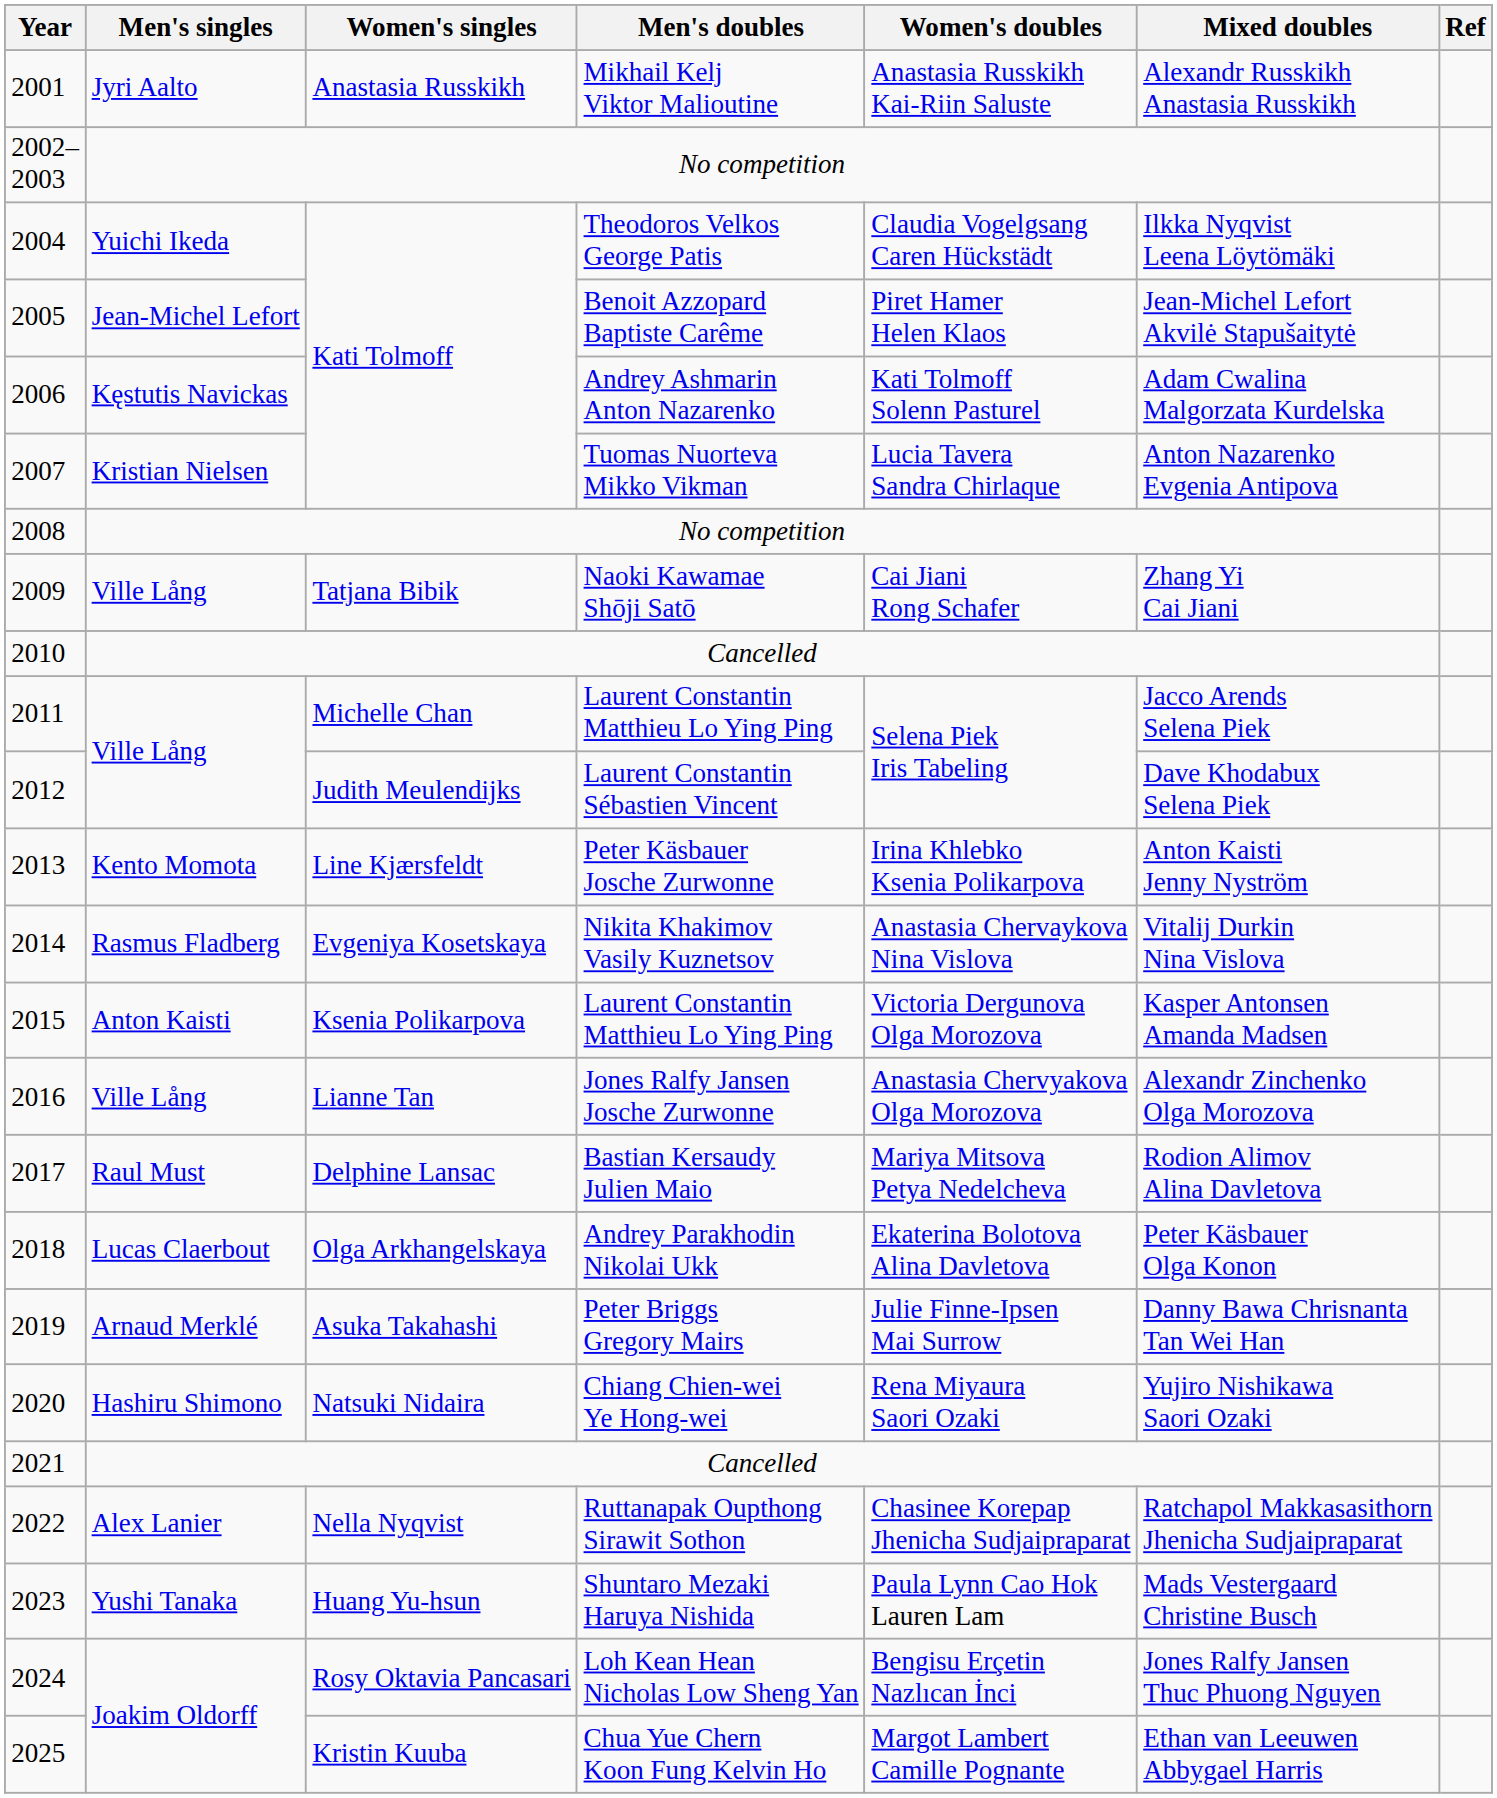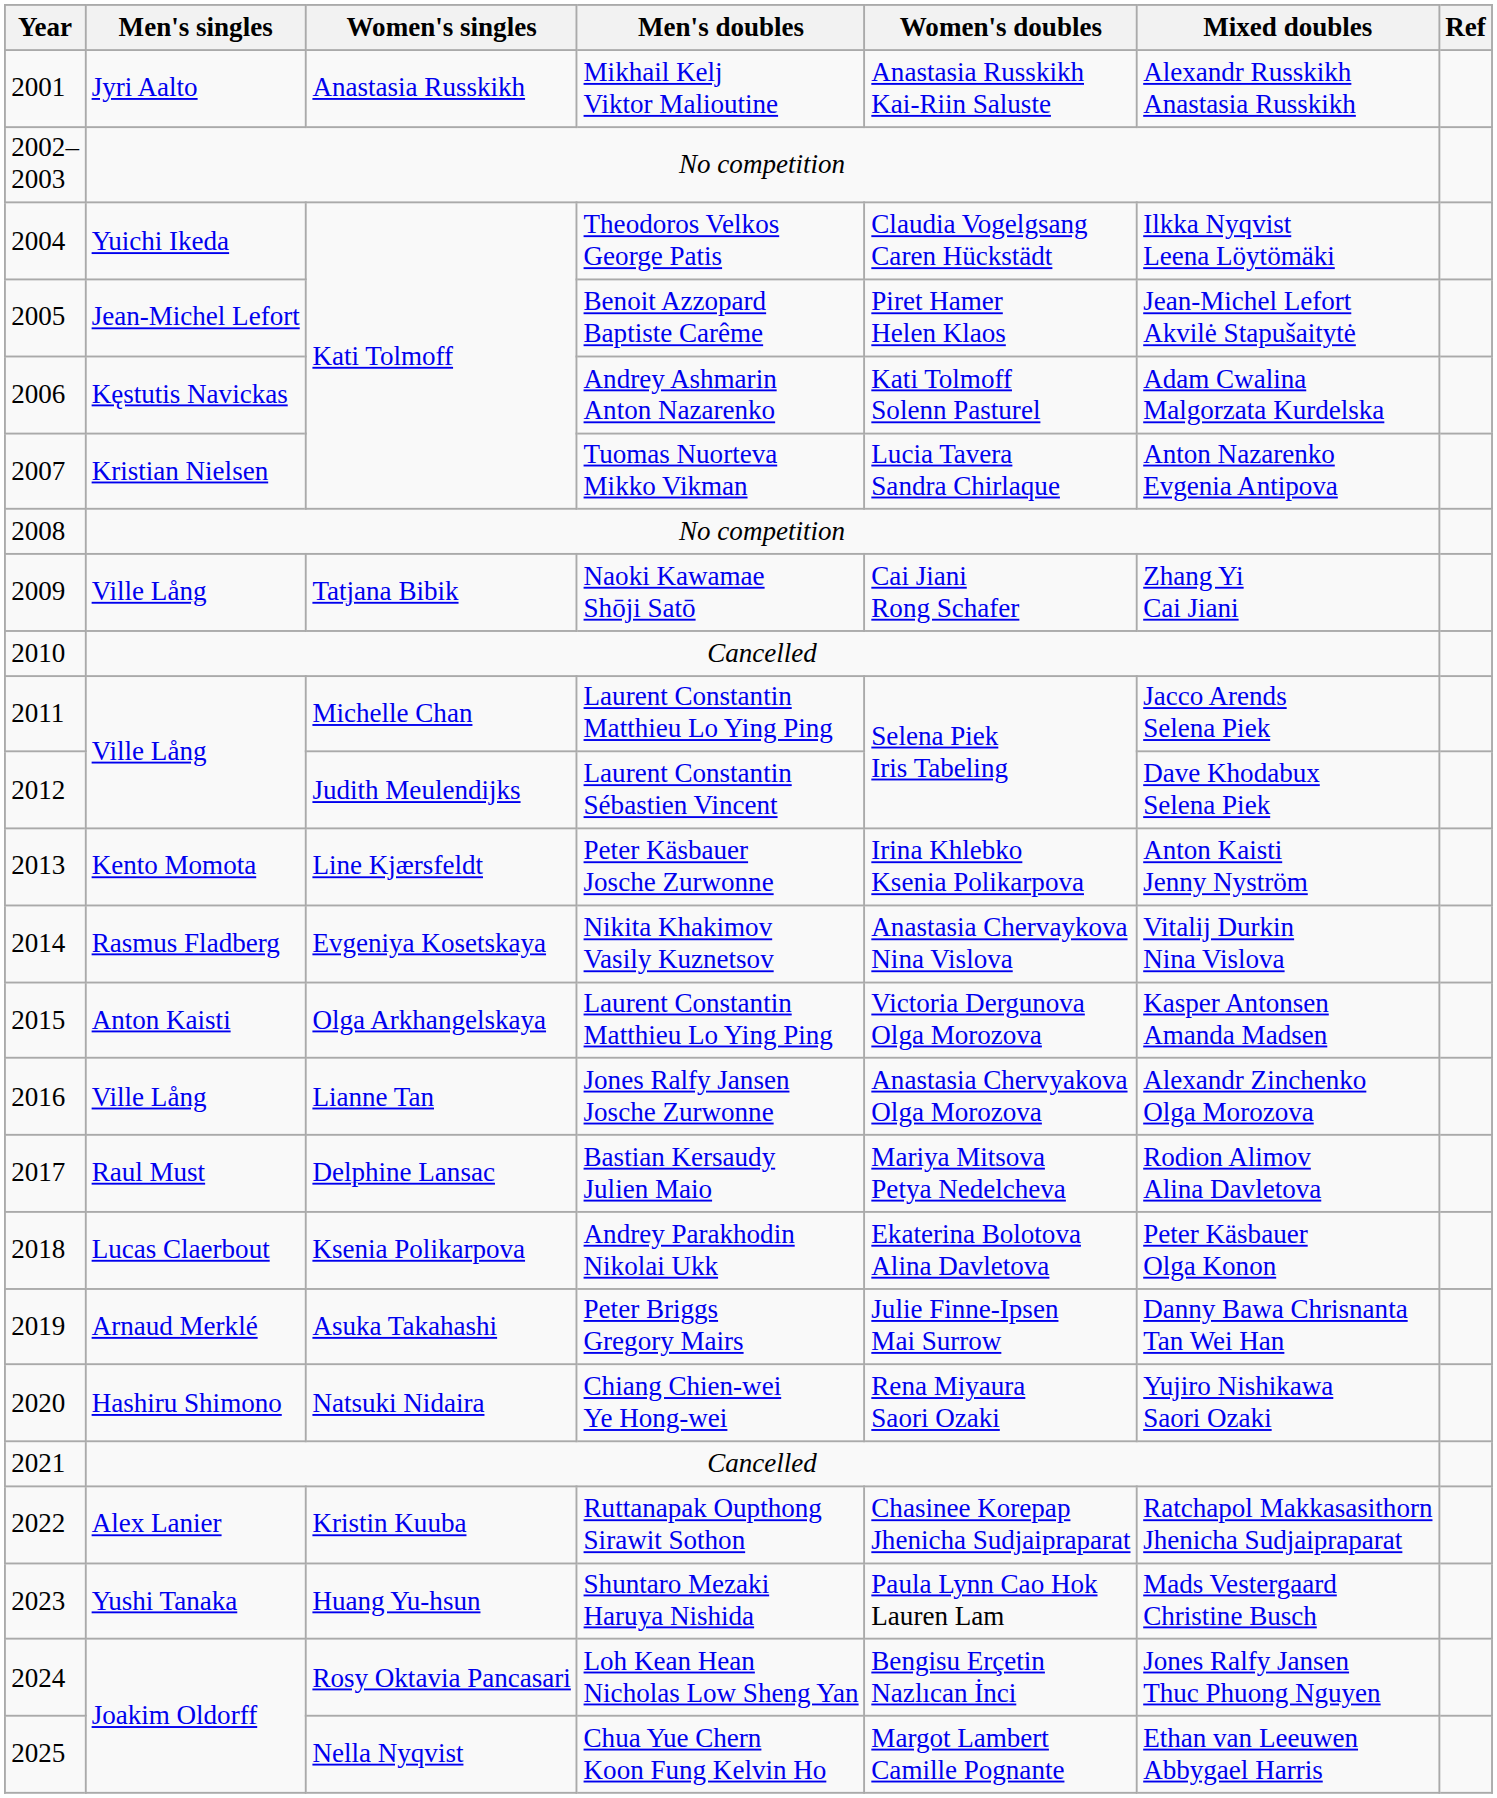(419, 1019) Ksenia Polikarpova -> (429, 1019) Olga Arkhangelskaya
(429, 1249) Olga Arkhangelskaya -> (419, 1249) Ksenia Polikarpova
(388, 1524) Nella Nyqvist -> (389, 1524) Kristin Kuuba
(389, 1753) Kristin Kuuba -> (388, 1753) Nella Nyqvist
